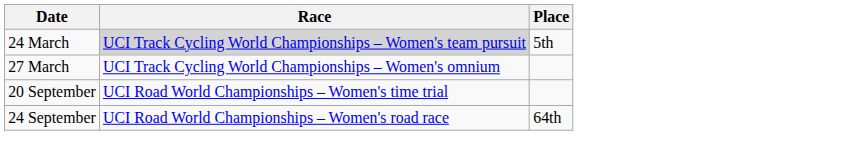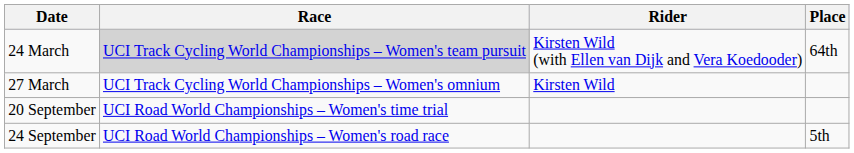+ column: (668, 17)
(543, 42) 5th -> (824, 51) 64th
(547, 117) 64th -> (820, 135) 5th
